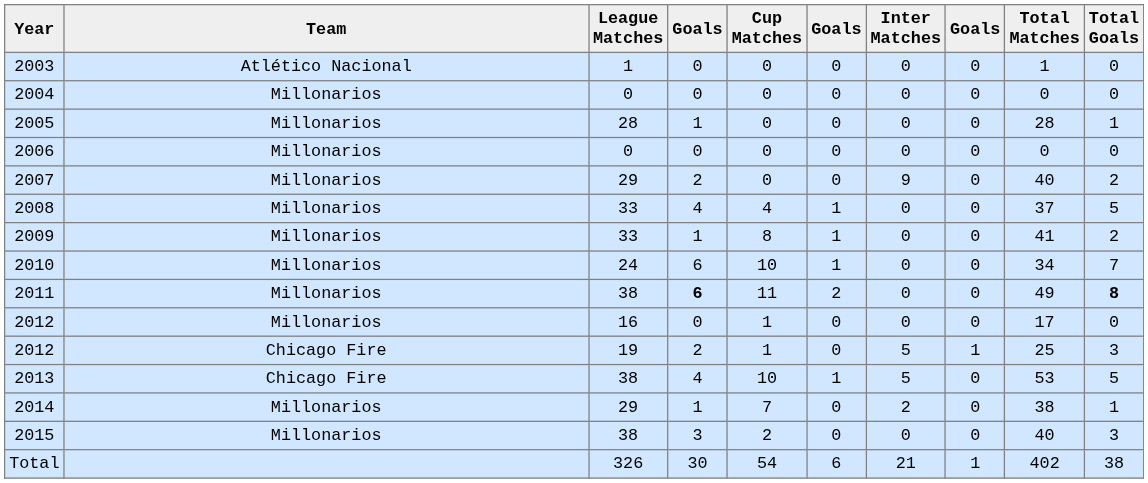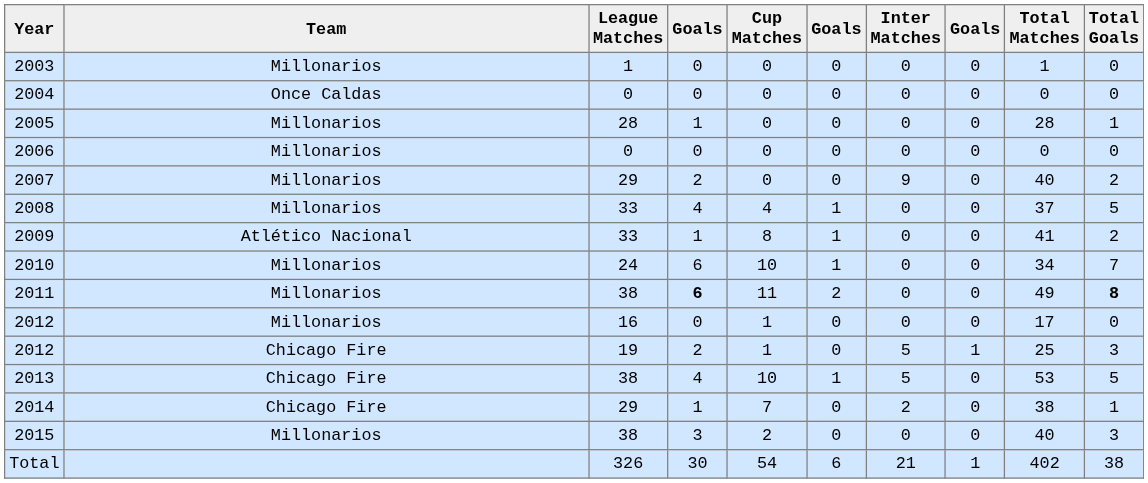(326, 67) Atlético Nacional -> (326, 67) Millonarios
(326, 95) Millonarios -> (326, 95) Once Caldas
(326, 237) Millonarios -> (326, 237) Atlético Nacional
(326, 407) Millonarios -> (326, 407) Chicago Fire
